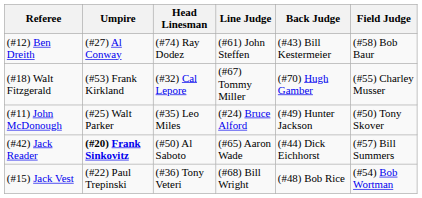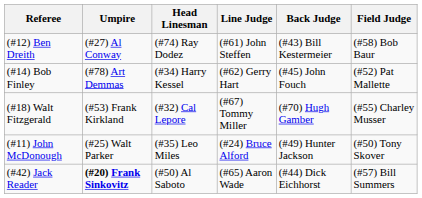+ row: (29, 78)
- row: (40, 178)
